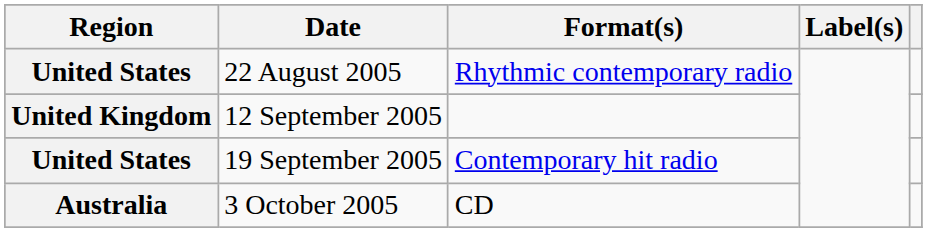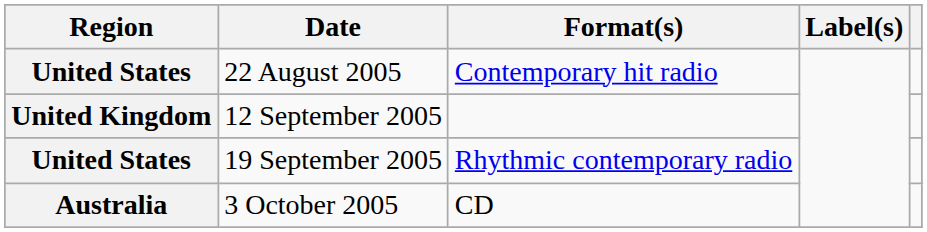(624, 71) Rhythmic contemporary radio -> (586, 71) Contemporary hit radio
(586, 159) Contemporary hit radio -> (624, 159) Rhythmic contemporary radio
